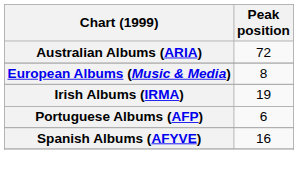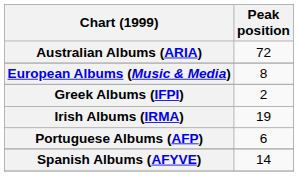+ row: (119, 95)
(263, 138) 16 -> (263, 159) 14
